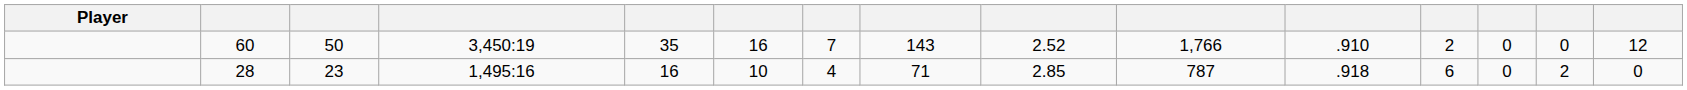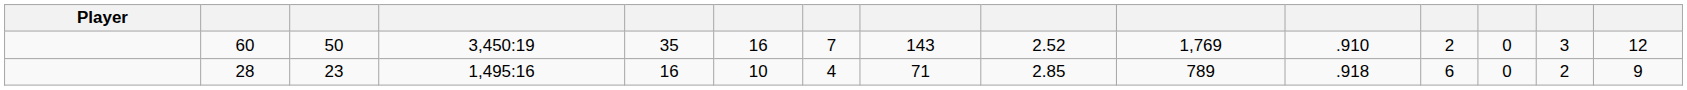(1201, 44) 1,766 -> (1201, 44) 1,769
(1565, 44) 0 -> (1565, 44) 3
(1201, 71) 787 -> (1201, 71) 789
(1638, 71) 0 -> (1638, 71) 9
